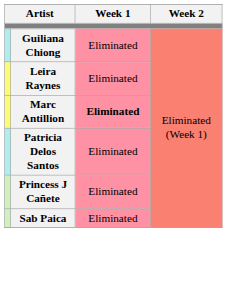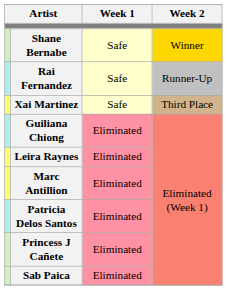+ row: (46, 45)
+ row: (46, 78)
+ row: (46, 104)
(113, 111) bold -> (117, 183) normal
